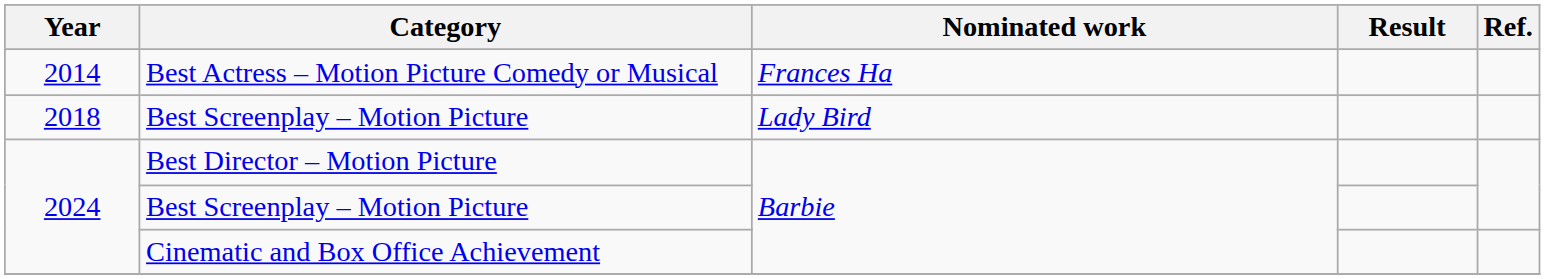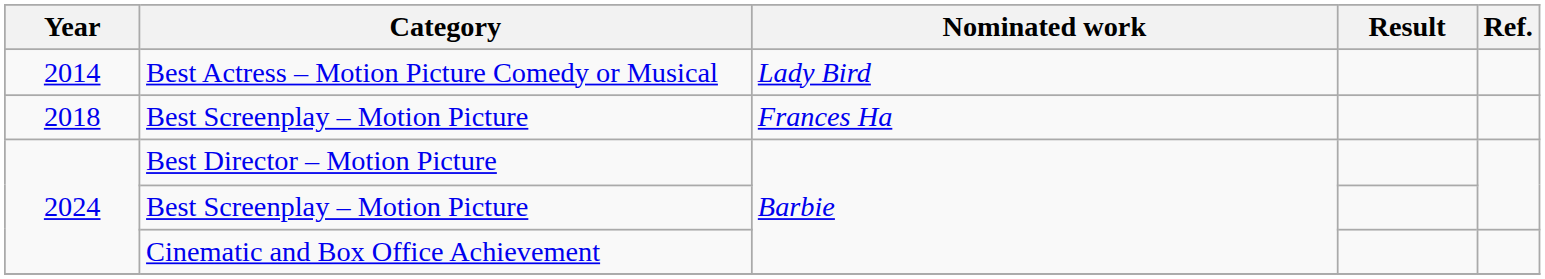(825, 71) Frances Ha -> (814, 71) Lady Bird
(814, 116) Lady Bird -> (825, 116) Frances Ha
